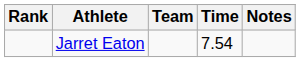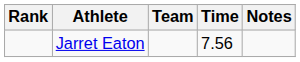(217, 43) 7.54 -> (217, 43) 7.56
